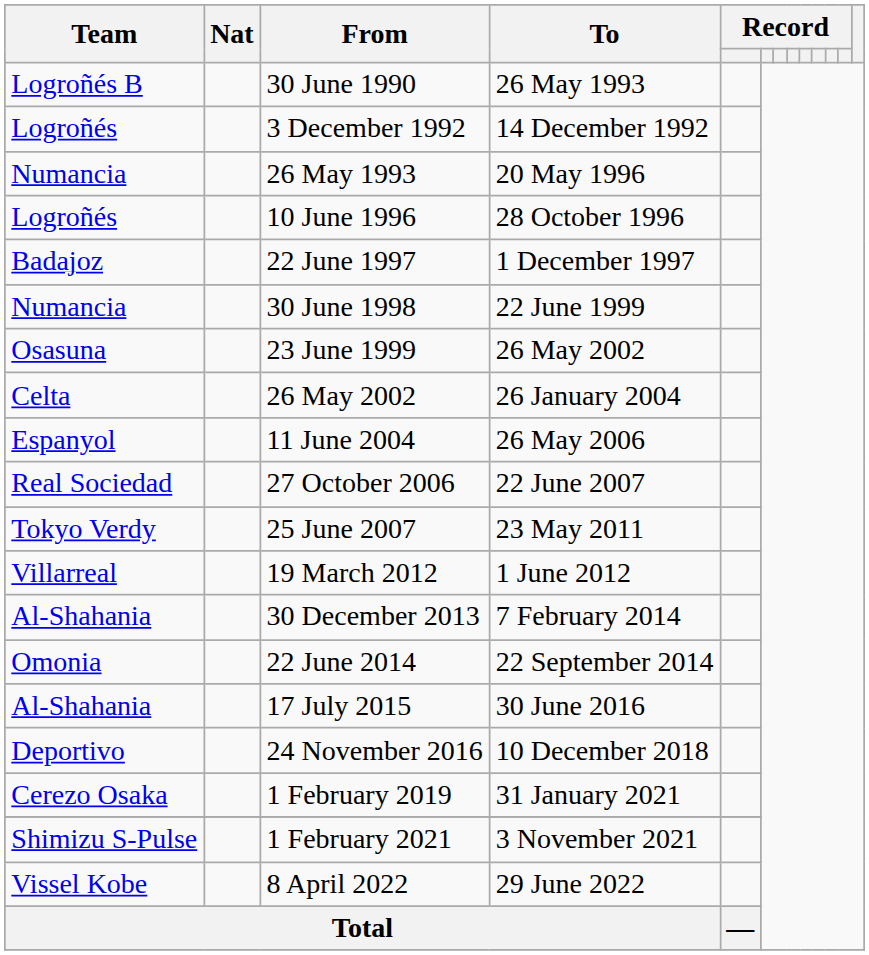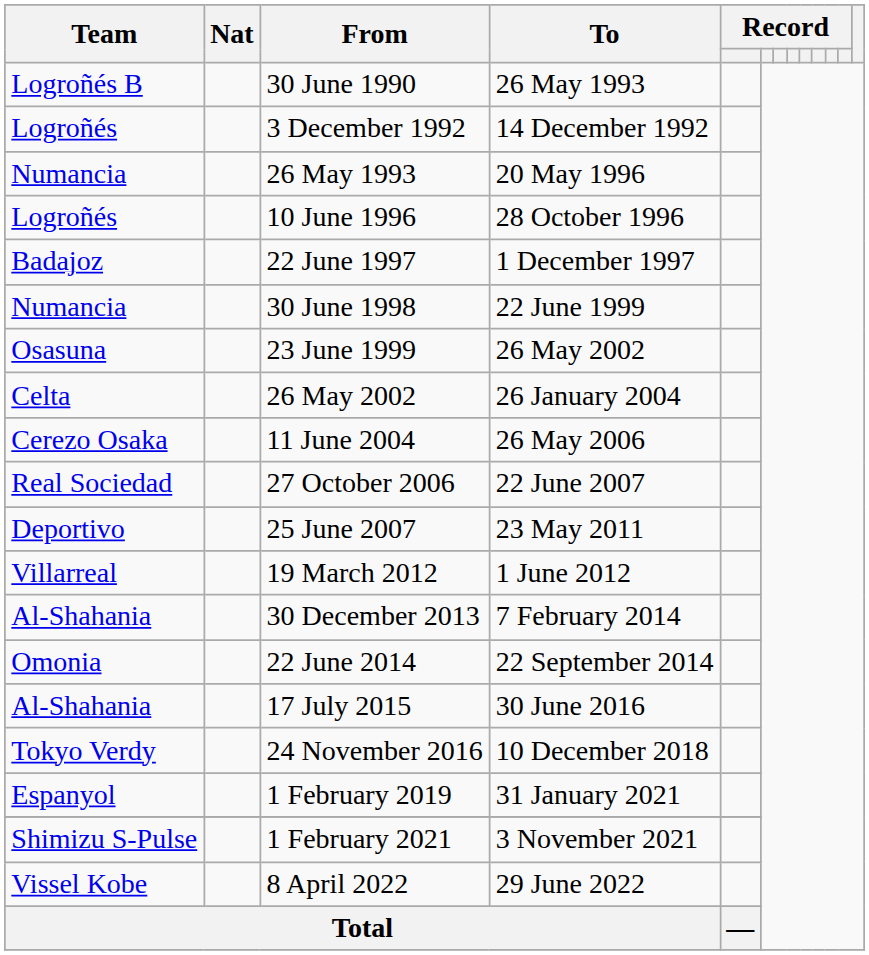(63, 439) Espanyol -> (89, 439) Cerezo Osaka
(84, 528) Tokyo Verdy -> (68, 528) Deportivo
(68, 750) Deportivo -> (84, 750) Tokyo Verdy
(89, 794) Cerezo Osaka -> (63, 794) Espanyol
